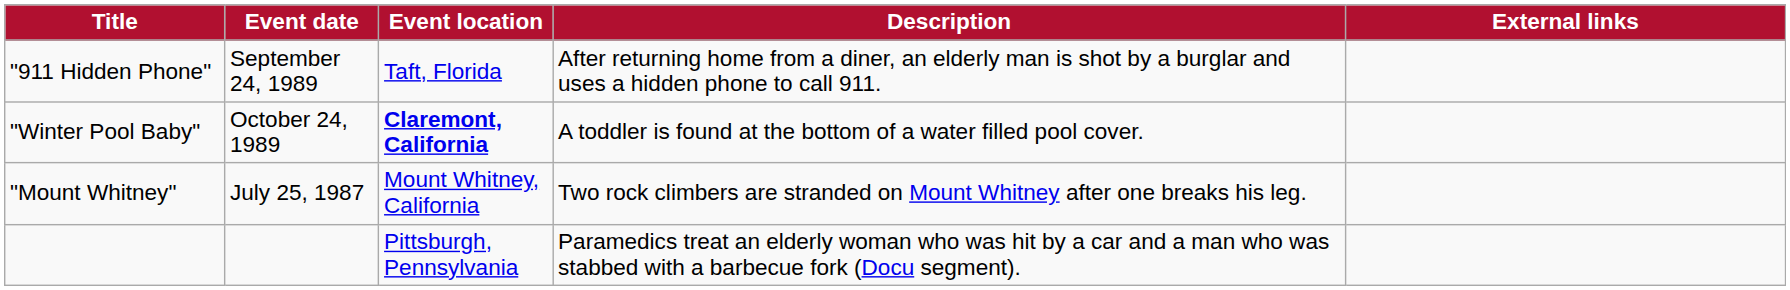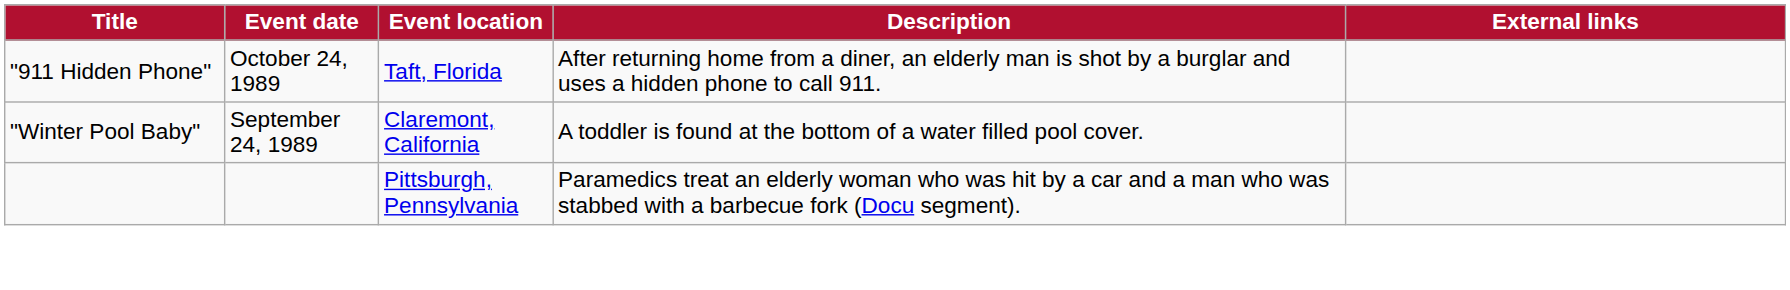(285, 70) September 24, 1989 -> (289, 70) October 24, 1989
(289, 132) October 24, 1989 -> (285, 132) September 24, 1989
(443, 132) bold -> (439, 132) normal
- row: (93, 193)
